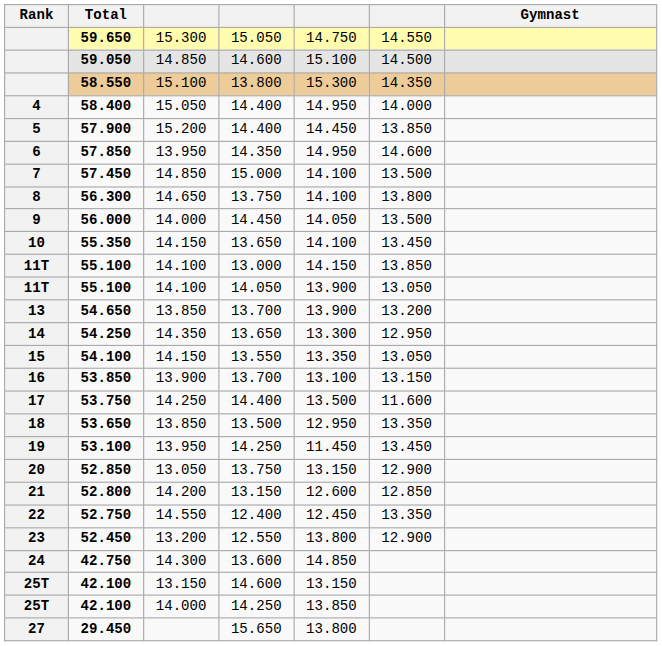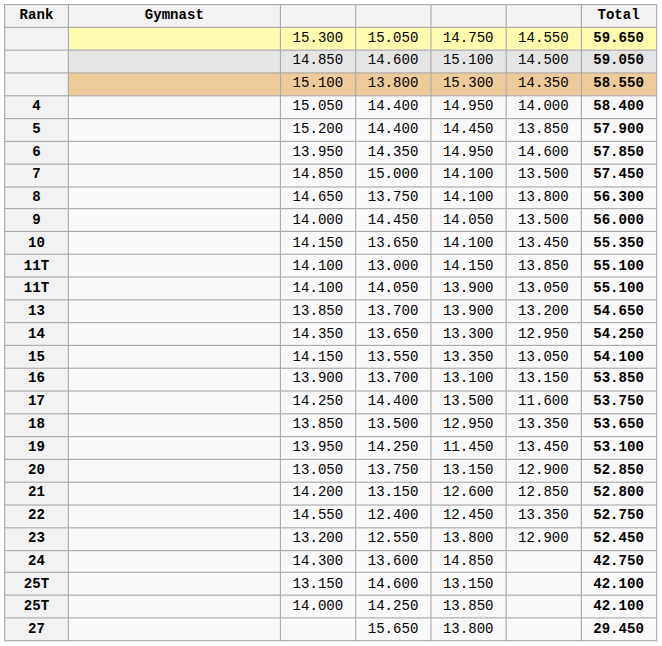columns swapped: (550, 16) <-> (106, 16)
